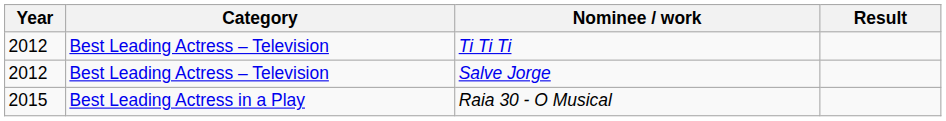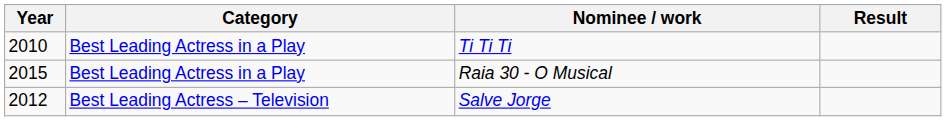(28, 45) 2012 -> (28, 45) 2010
(199, 45) Best Leading Actress – Television -> (187, 45) Best Leading Actress in a Play
rows swapped: (505, 73) <-> (535, 101)
